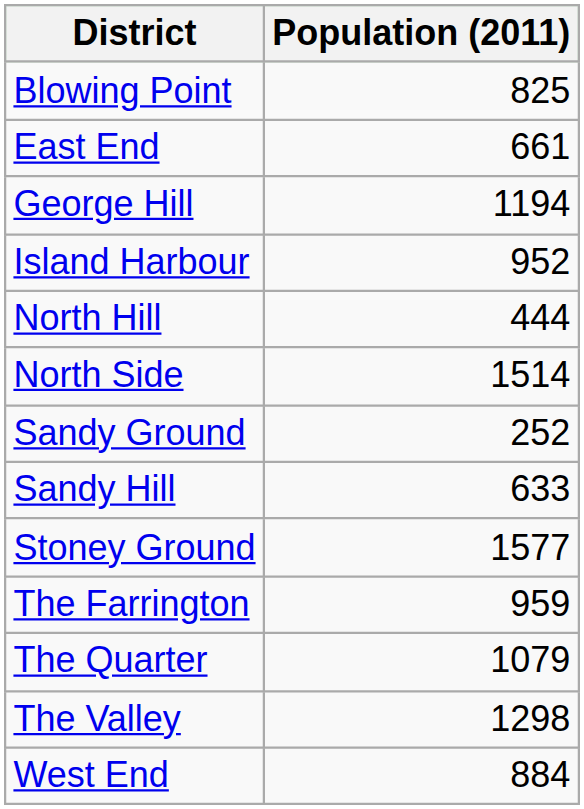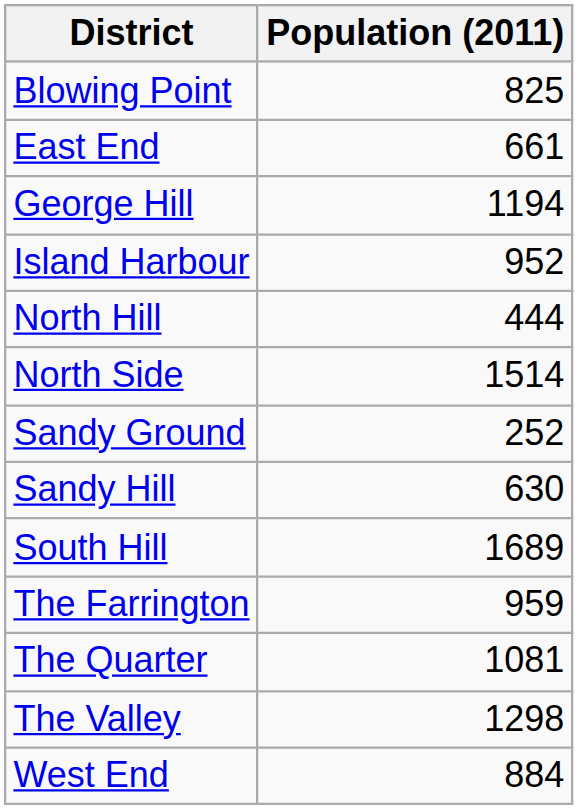(540, 489) 633 -> (534, 489) 630
+ row: (90, 546)
- row: (134, 546)
(530, 661) 1079 -> (524, 661) 1081
